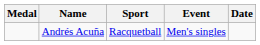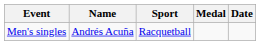columns swapped: (22, 13) <-> (196, 13)
